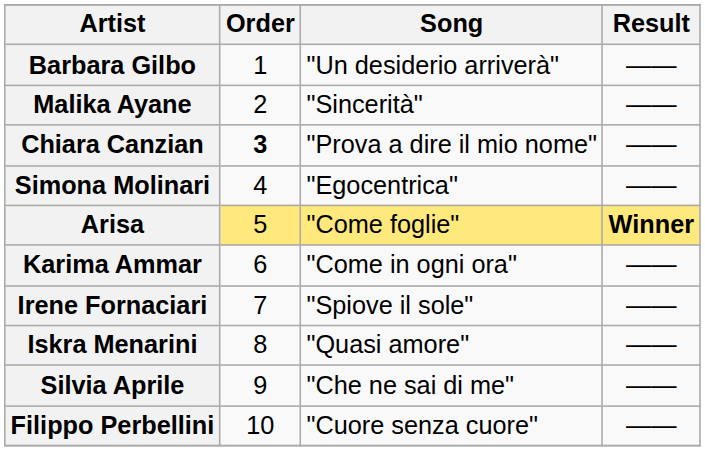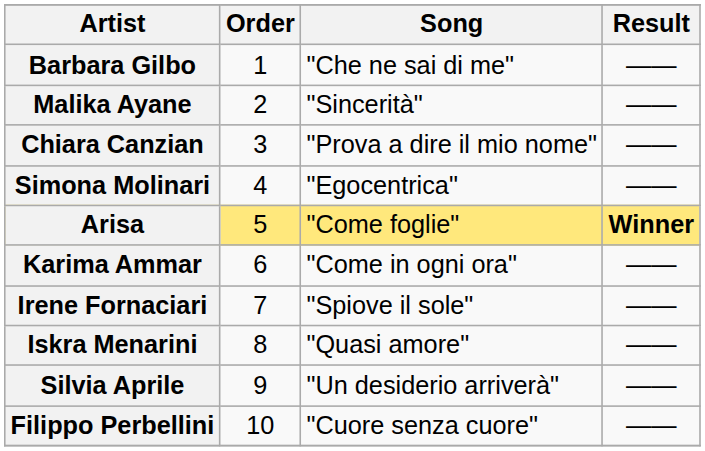(433, 64) "Un desiderio arriverà" -> (410, 64) "Che ne sai di me"
(260, 144) bold -> (260, 144) normal
(410, 385) "Che ne sai di me" -> (433, 385) "Un desiderio arriverà"
